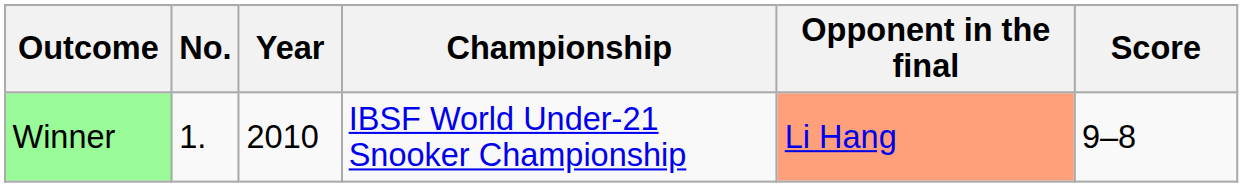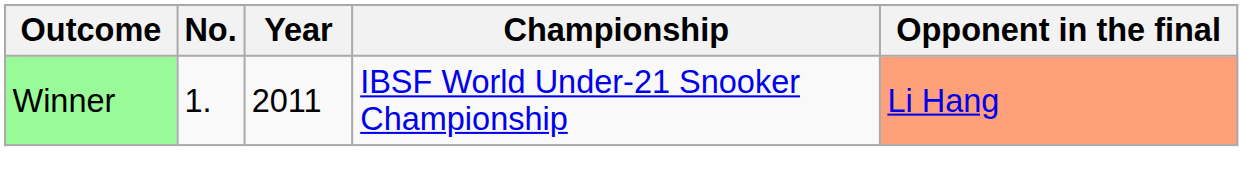- column: (1156, 48)
(283, 136) 2010 -> (287, 100) 2011
